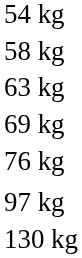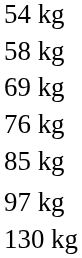- row: (34, 87)
+ row: (34, 161)
